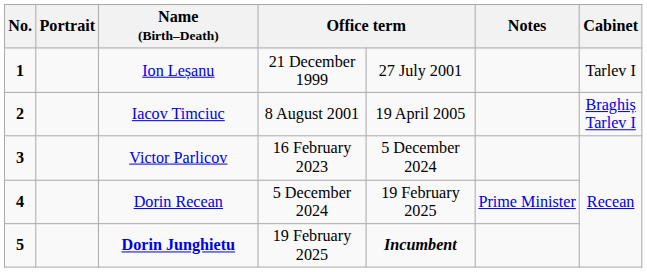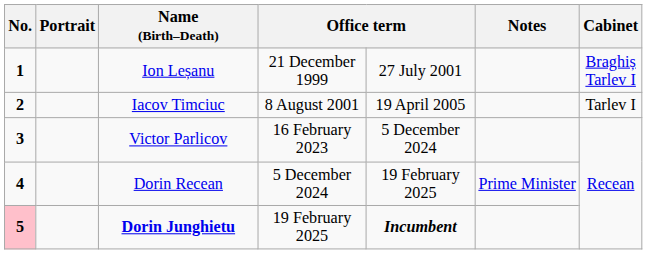(611, 70) Tarlev I -> (611, 70) Braghiș Tarlev I
(611, 114) Braghiș Tarlev I -> (611, 104) Tarlev I
(20, 245) no background -> (20, 227) pink background
